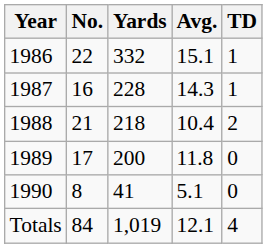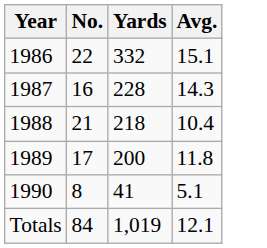- column: (242, 21)
